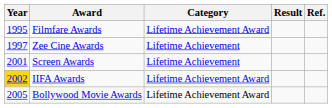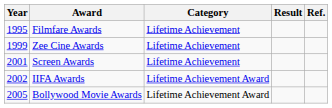(208, 29) Lifetime Achievement Award -> (193, 29) Lifetime Achievement
(17, 45) 1997 -> (17, 45) 1999
(17, 78) gold background -> (17, 78) no background
